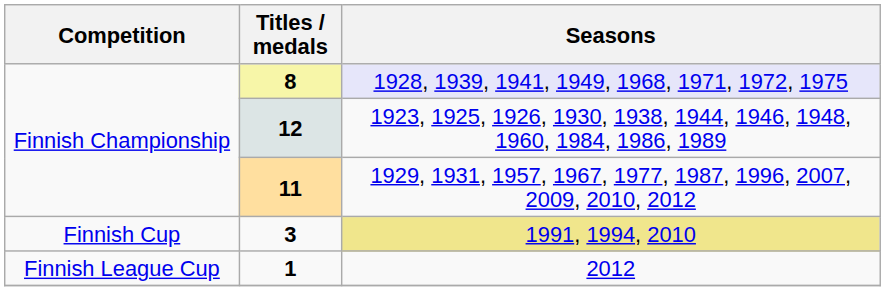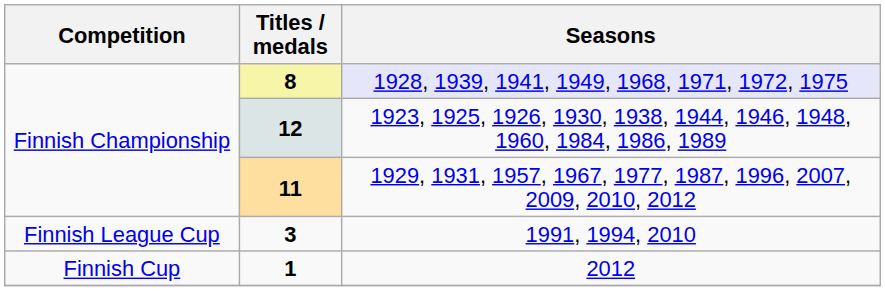(122, 234) Finnish Cup -> (122, 234) Finnish League Cup
(611, 234) khaki background -> (611, 234) no background
(122, 269) Finnish League Cup -> (122, 269) Finnish Cup
